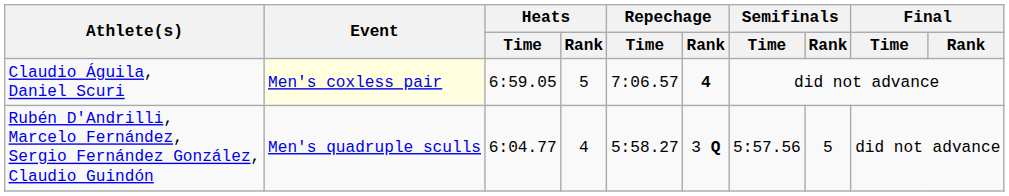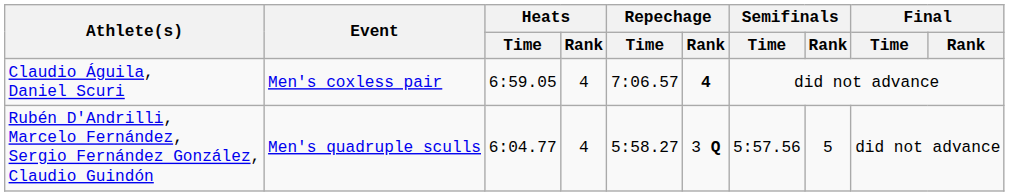(355, 82) lightyellow background -> (355, 82) no background
(584, 82) 5 -> (584, 82) 4
